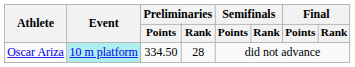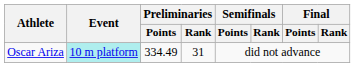(161, 53) 334.50 -> (161, 53) 334.49
(198, 53) 28 -> (198, 53) 31
